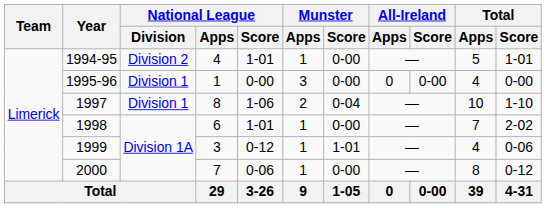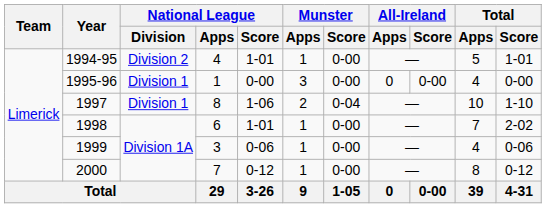(260, 147) 0-12 -> (260, 147) 0-06
(346, 147) 1-01 -> (346, 147) 0-00
(260, 170) 0-06 -> (260, 170) 0-12
